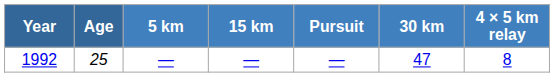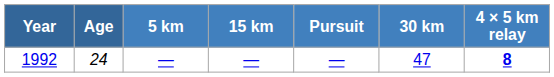(99, 60) 25 -> (99, 60) 24
(507, 60) normal -> (507, 60) bold
